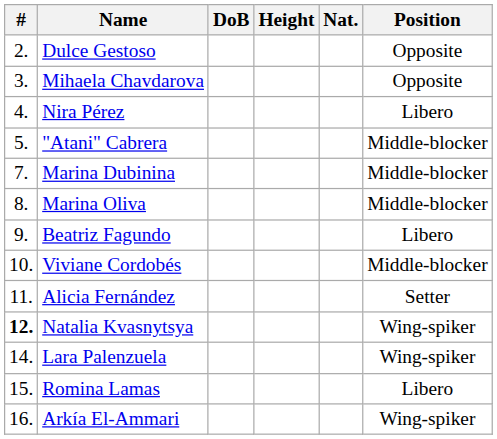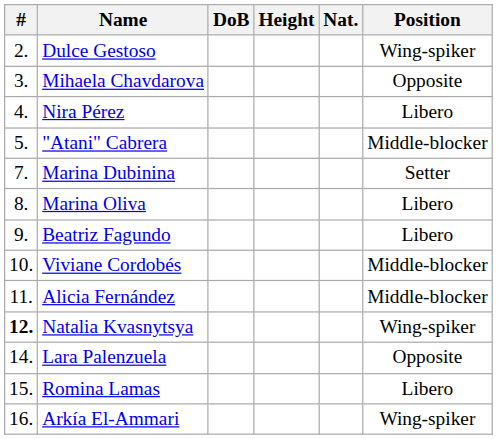(427, 50) Opposite -> (427, 50) Wing-spiker
(427, 173) Middle-blocker -> (427, 173) Setter
(427, 204) Middle-blocker -> (427, 204) Libero
(427, 296) Setter -> (427, 296) Middle-blocker
(427, 357) Wing-spiker -> (427, 357) Opposite
